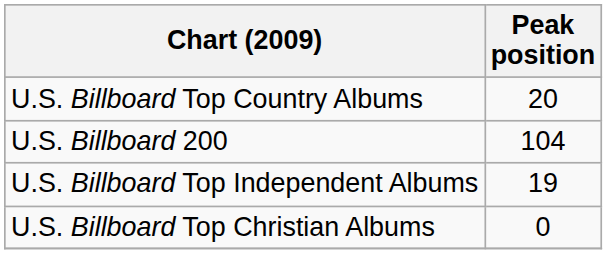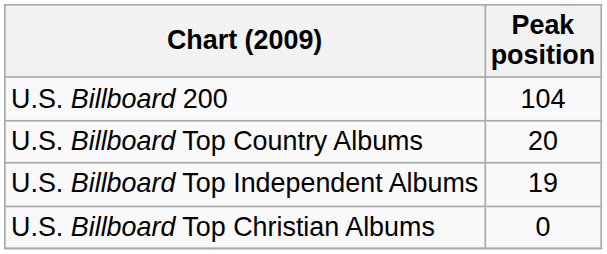rows swapped: (217, 98) <-> (119, 141)
